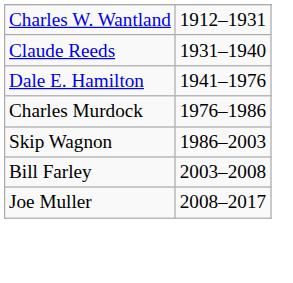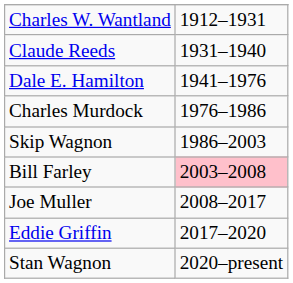(223, 171) no background -> (223, 171) pink background
+ row: (60, 232)
+ row: (60, 263)
